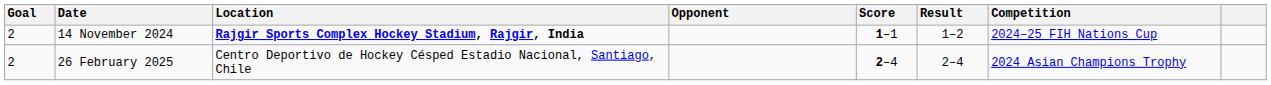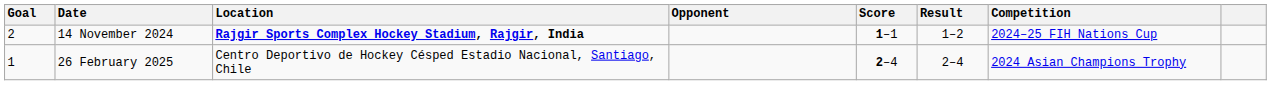(11, 62) 2 -> (11, 62) 1
